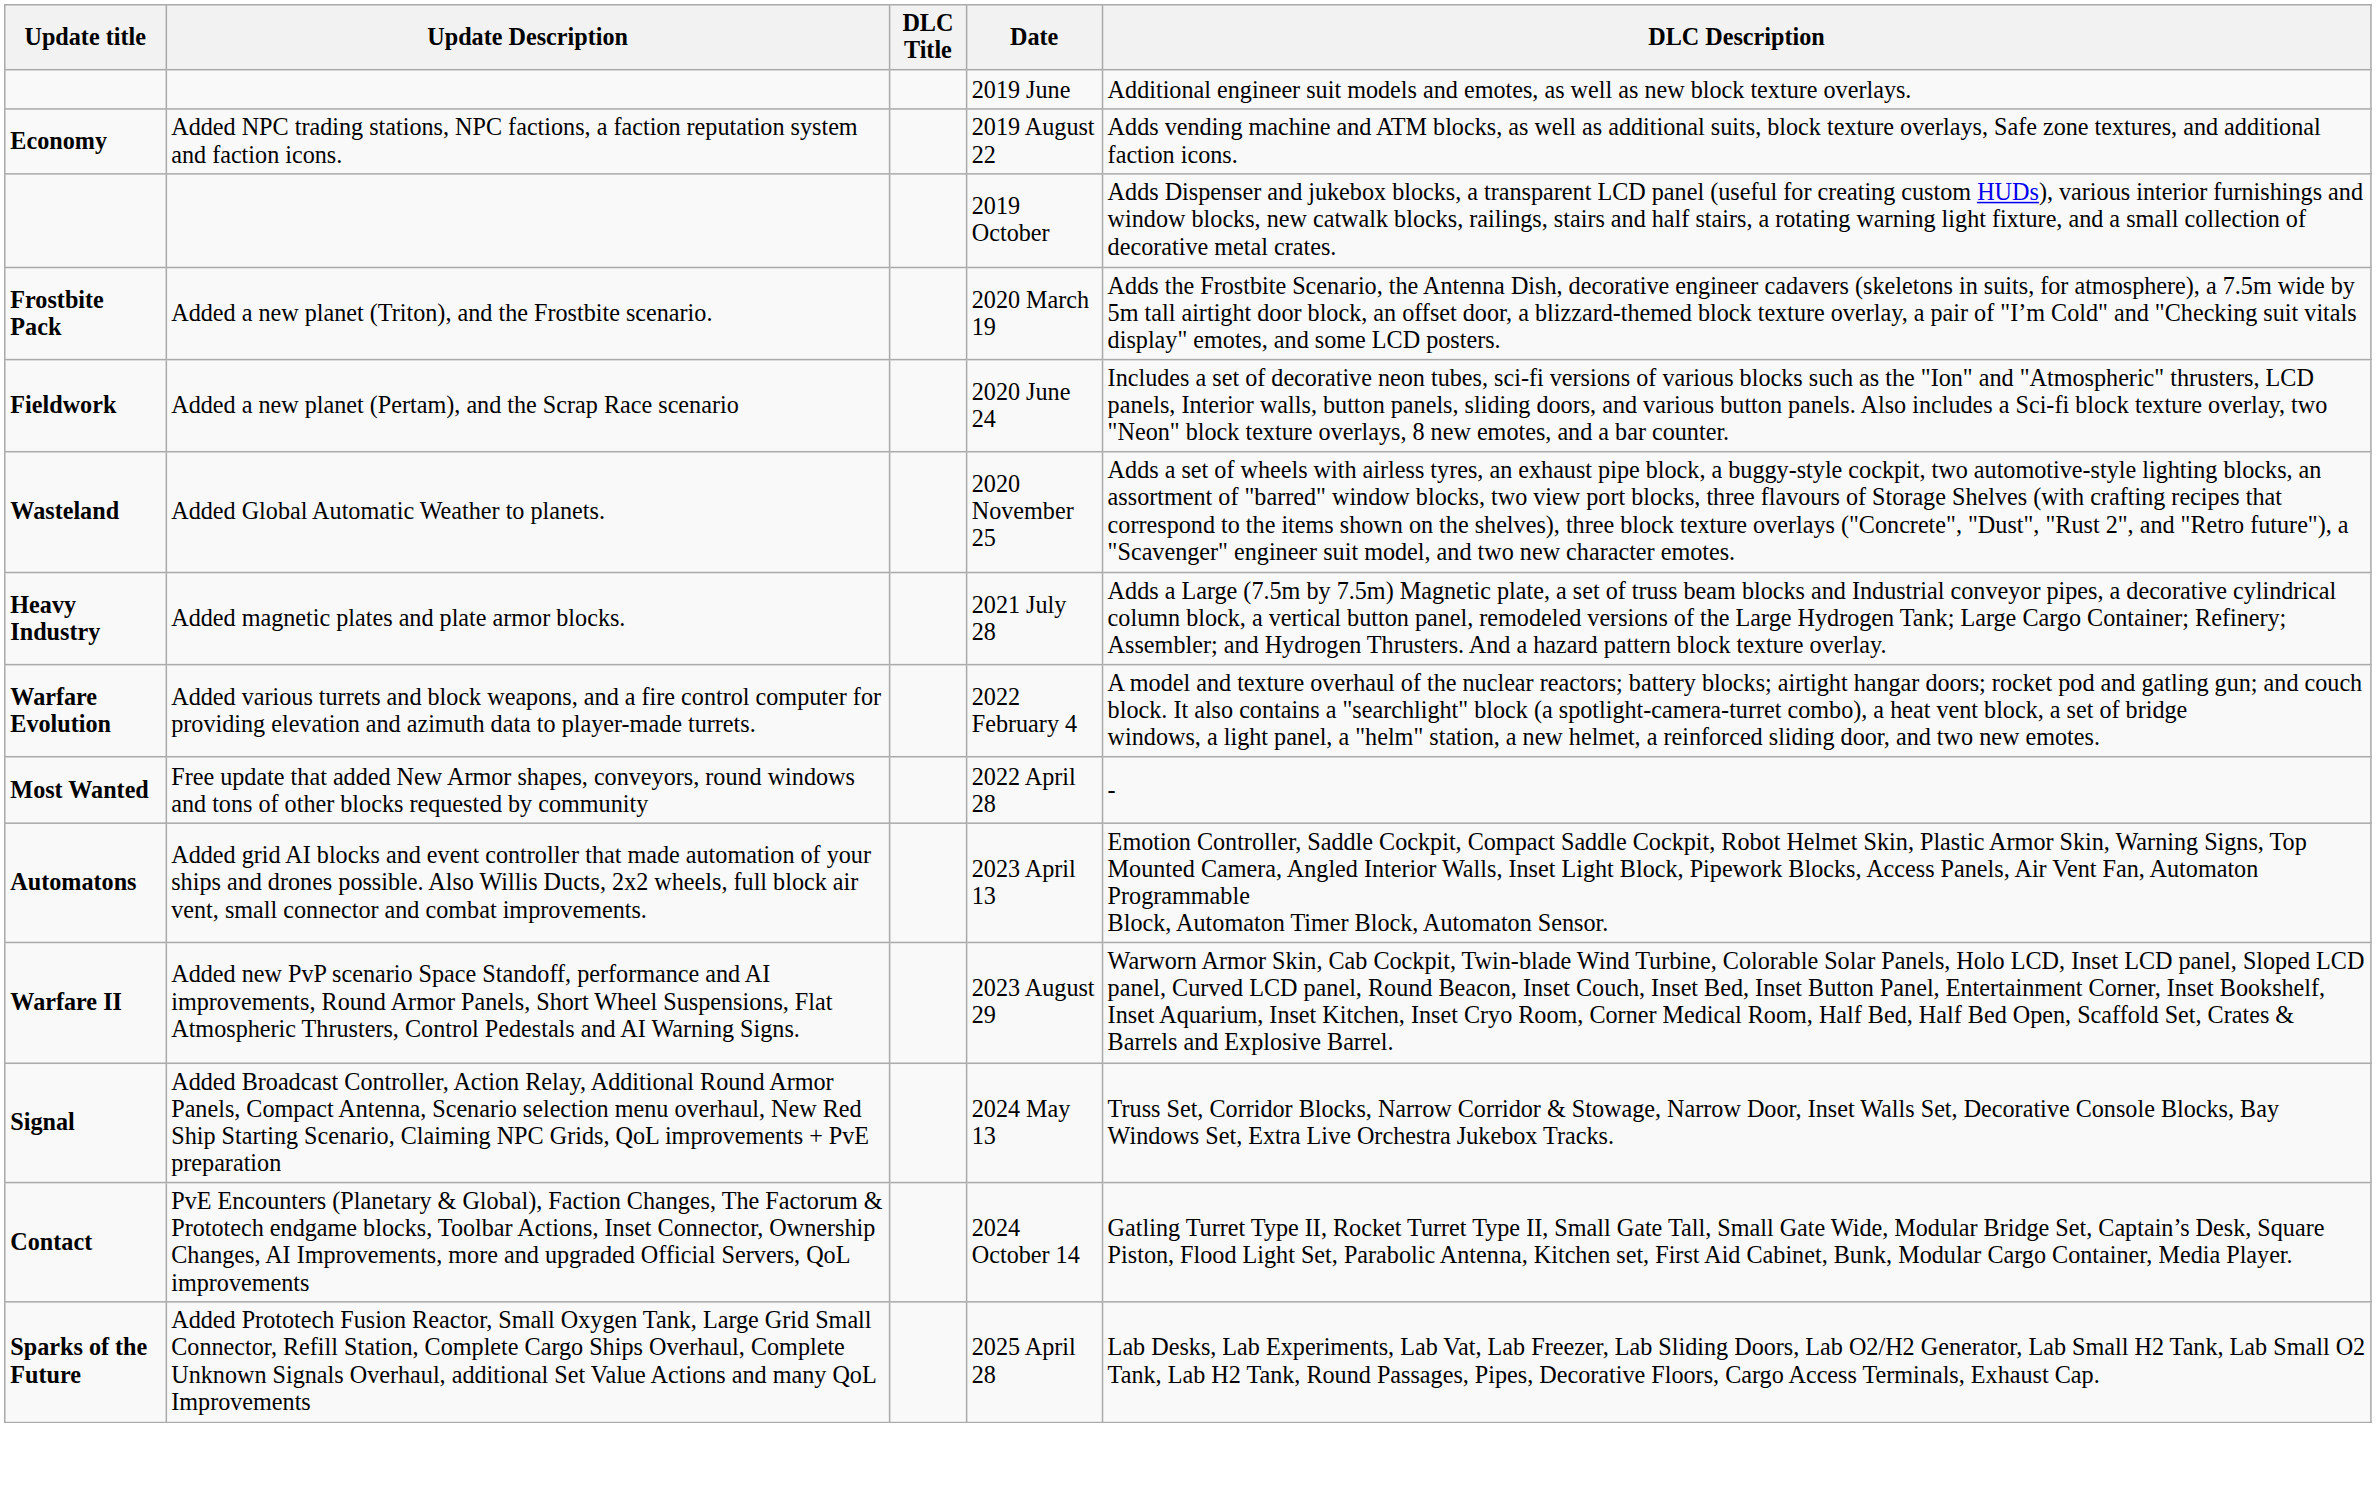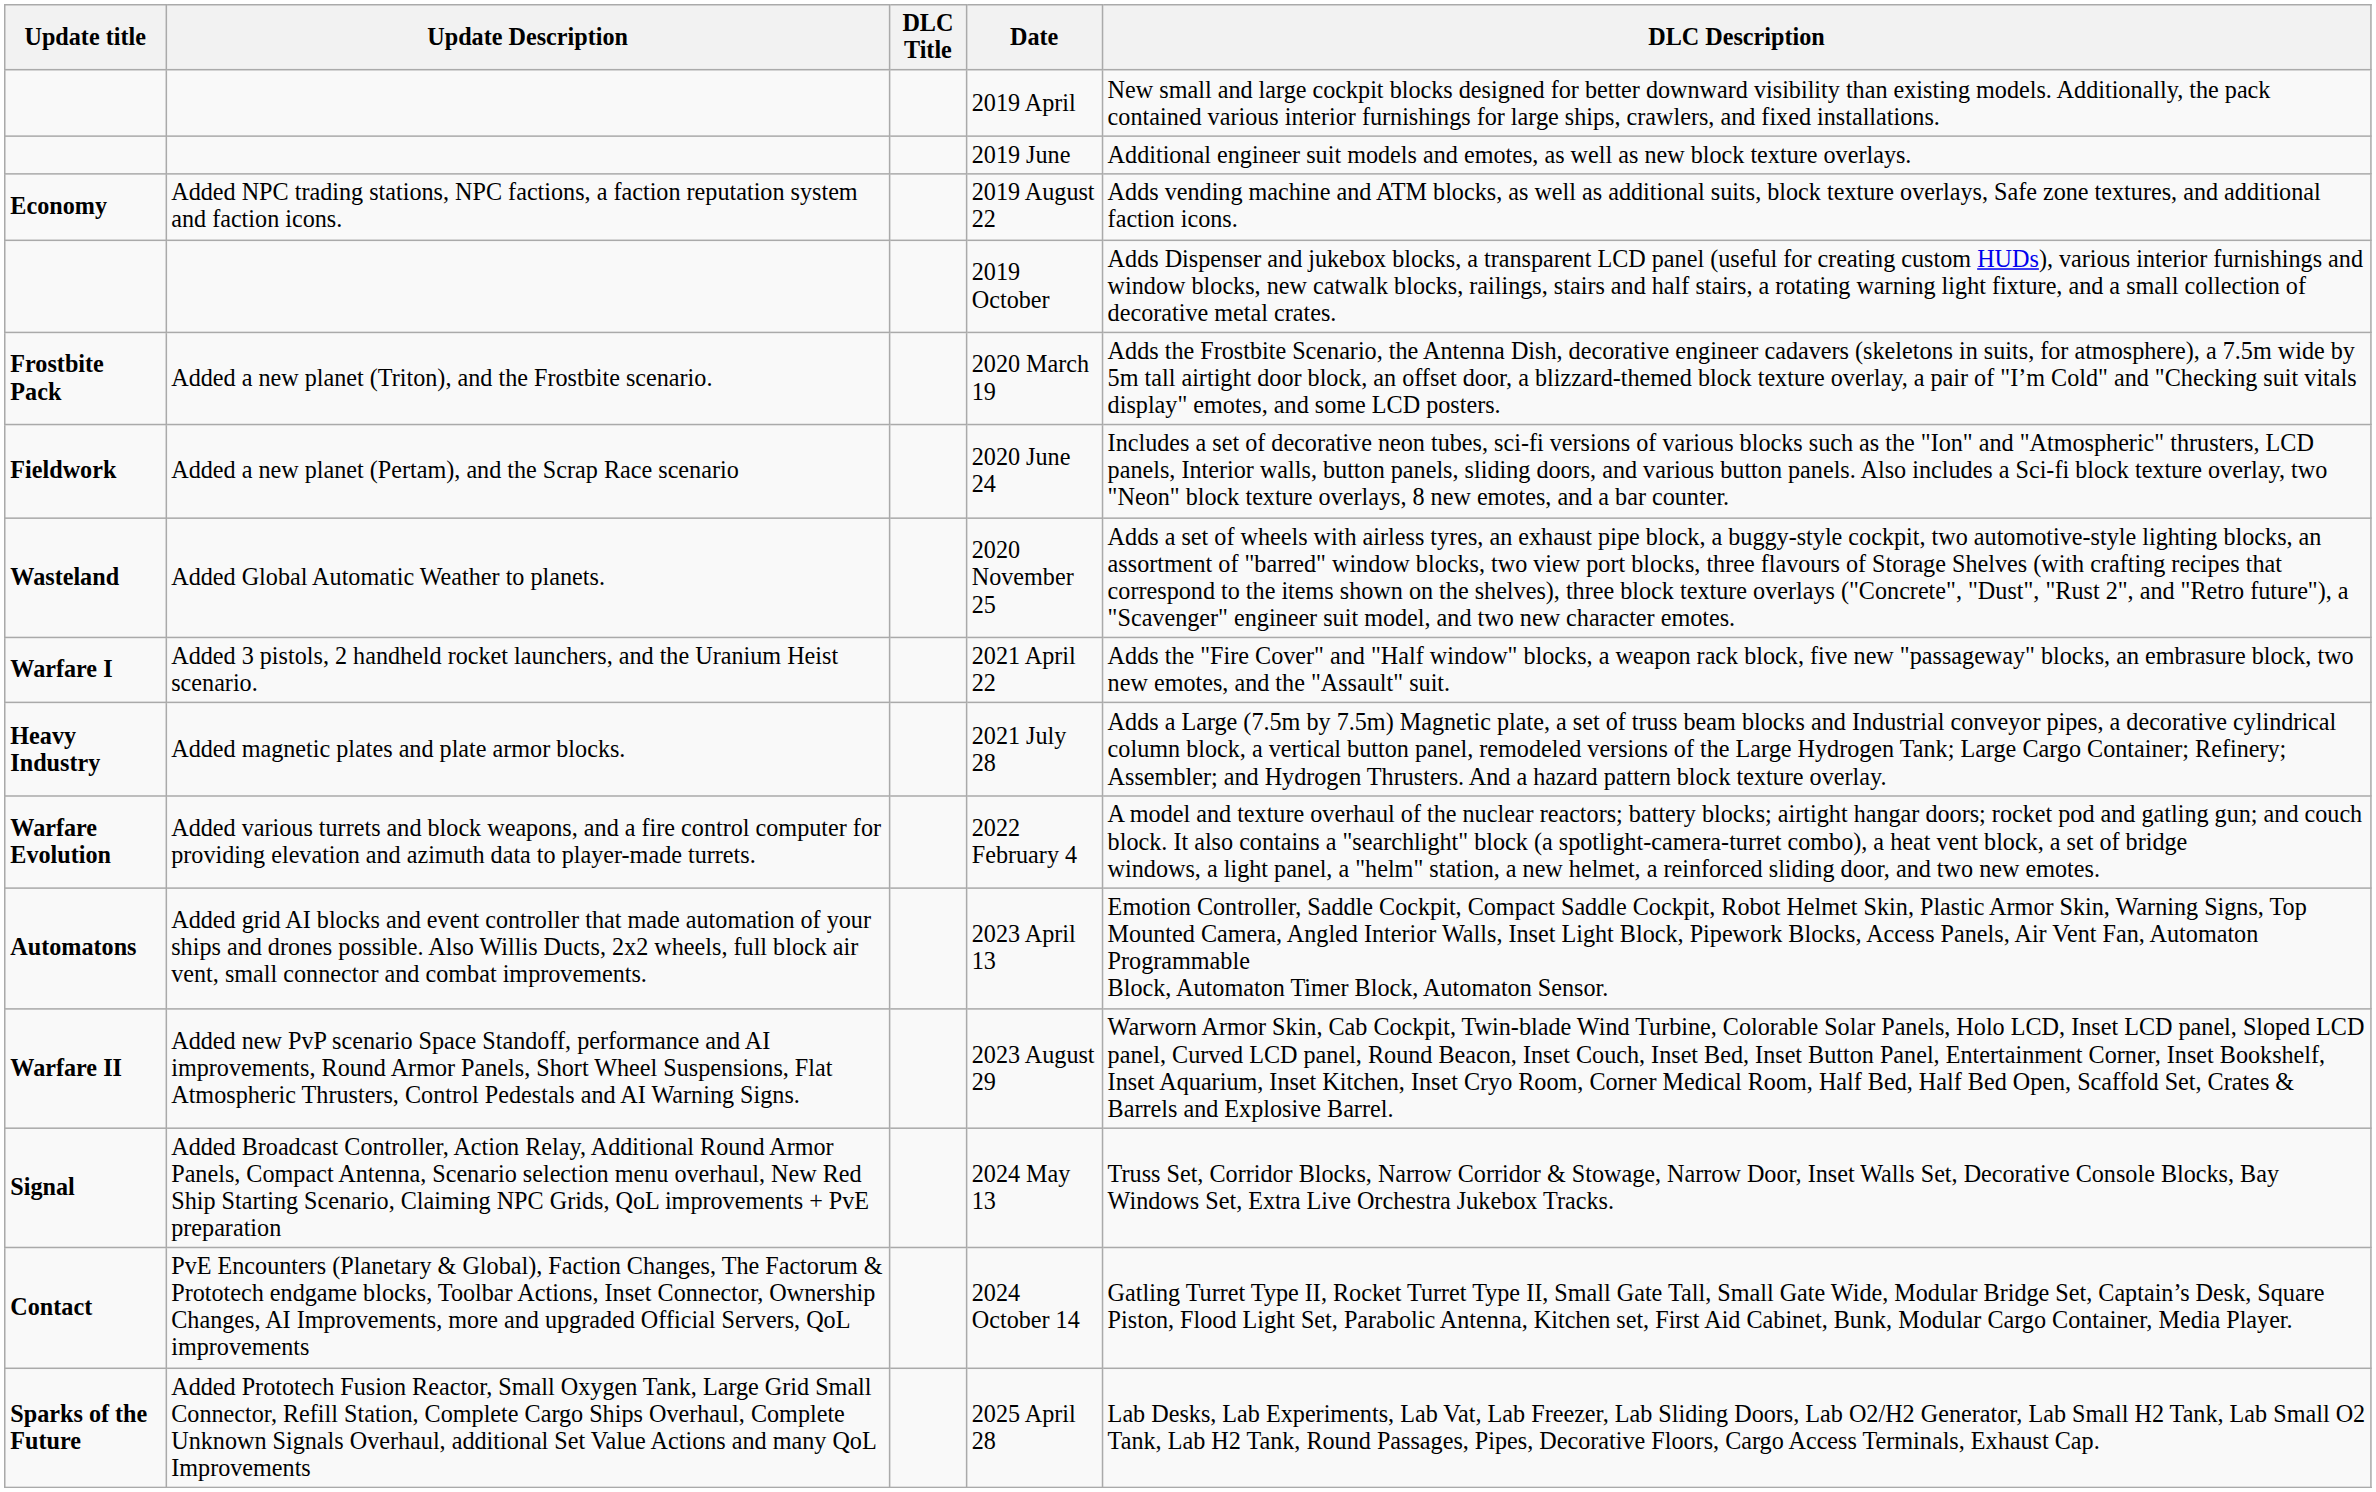+ row: (1024, 102)
+ row: (1024, 669)
- row: (1024, 789)
